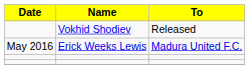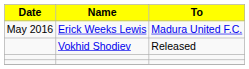rows swapped: (102, 46) <-> (94, 29)
